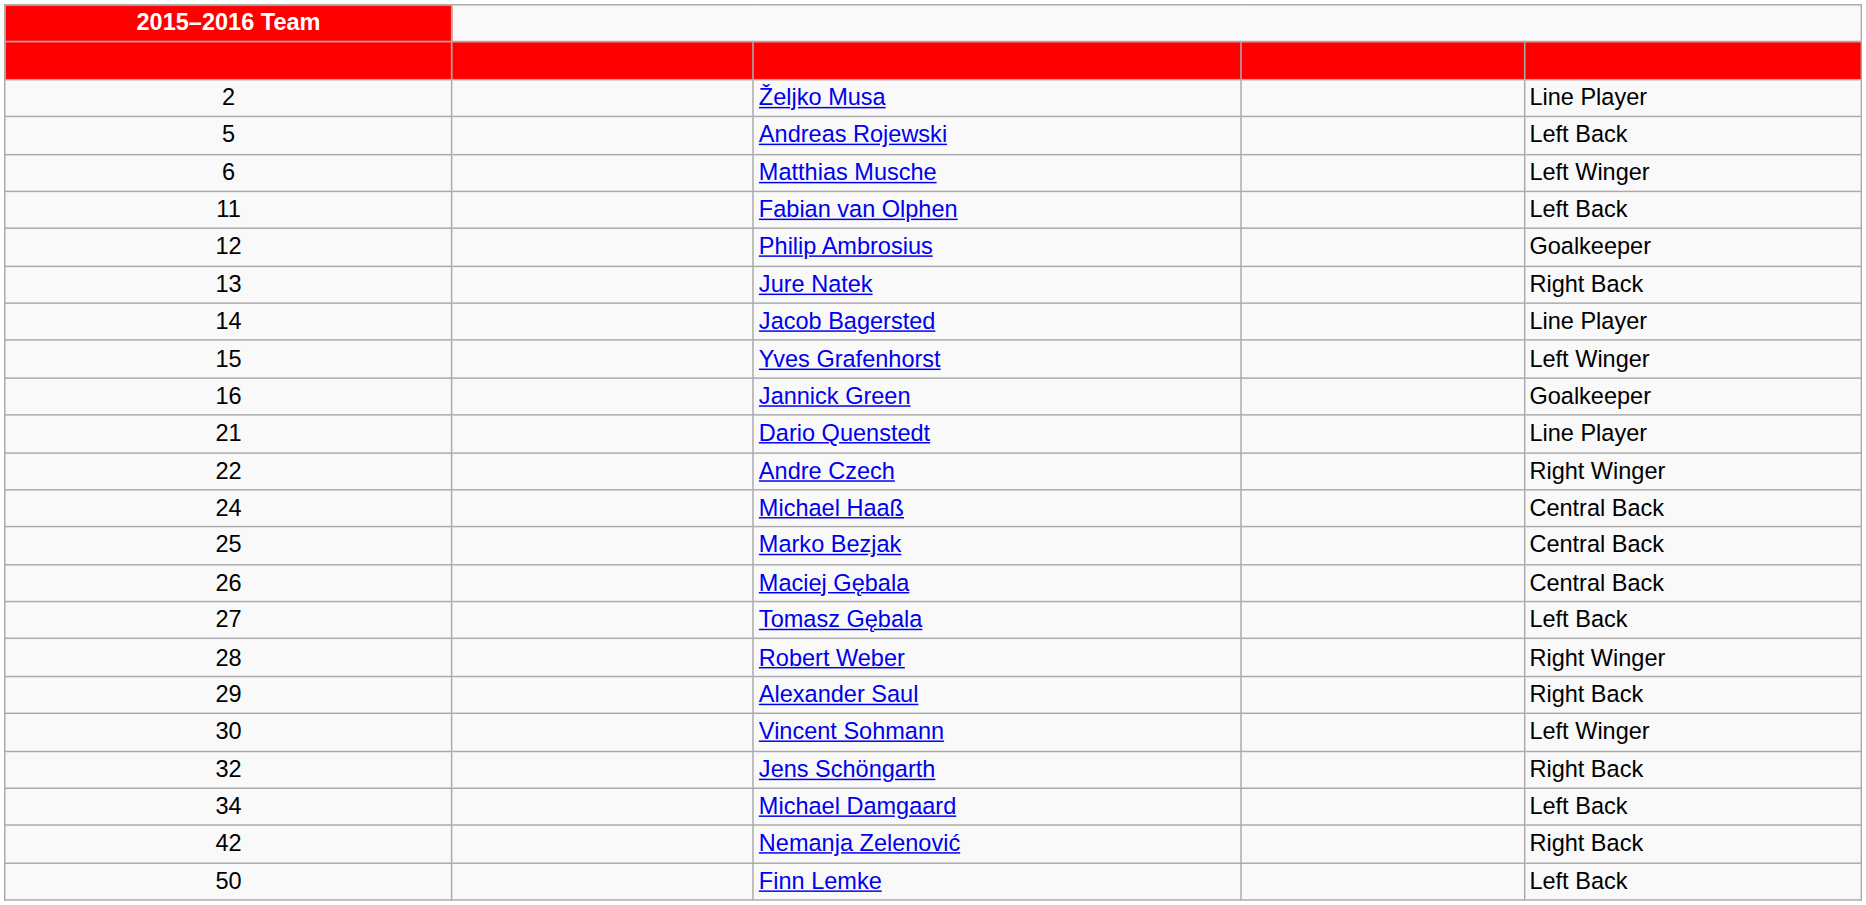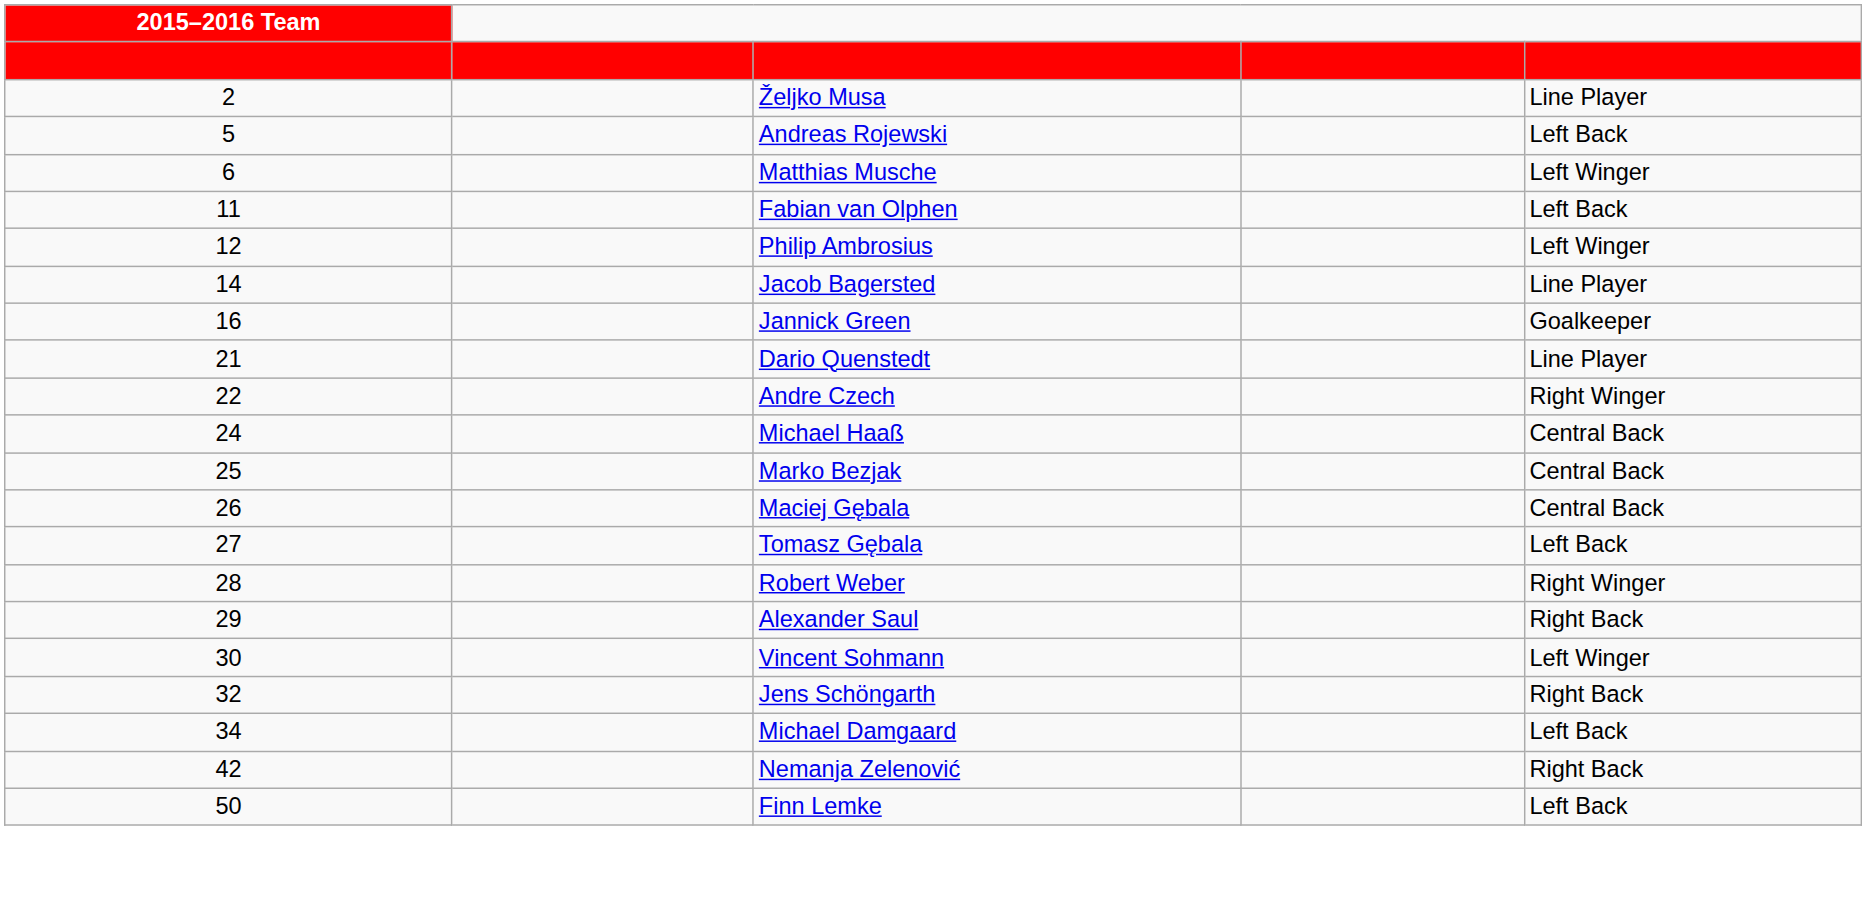(1590, 246) Goalkeeper -> (1590, 246) Left Winger
- row: (816, 284)
- row: (850, 358)
